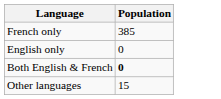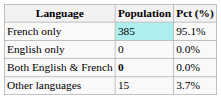+ column: (195, 13)
(126, 31) no background -> (126, 31) paleturquoise background
